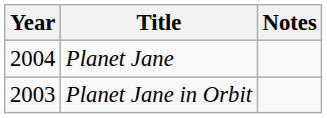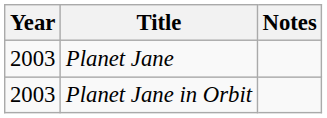(33, 58) 2004 -> (33, 58) 2003
